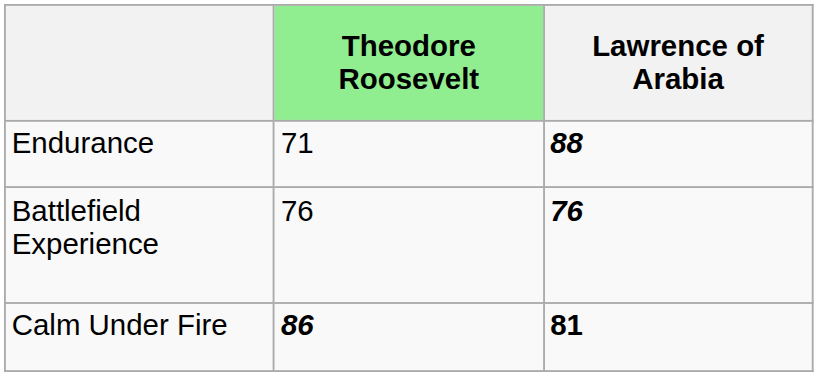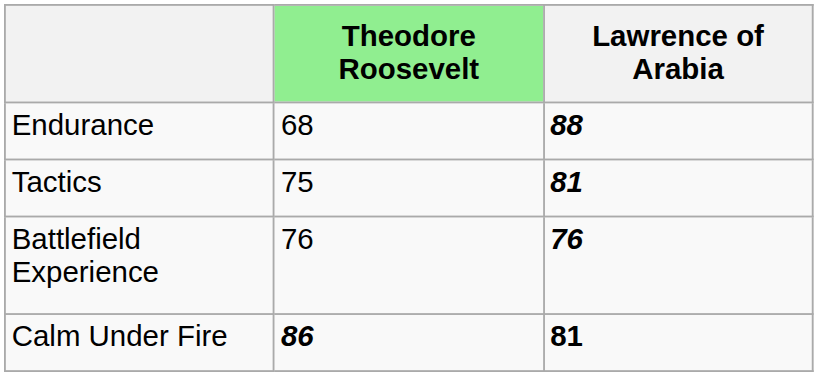(297, 143) 71 -> (297, 125) 68
+ row: (57, 182)
